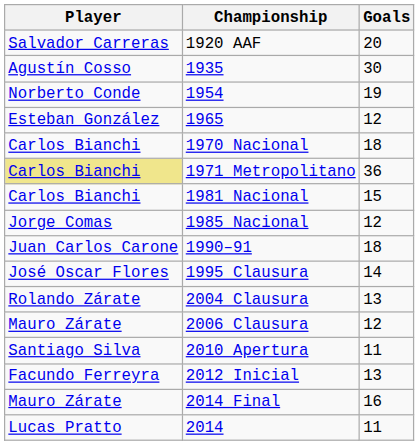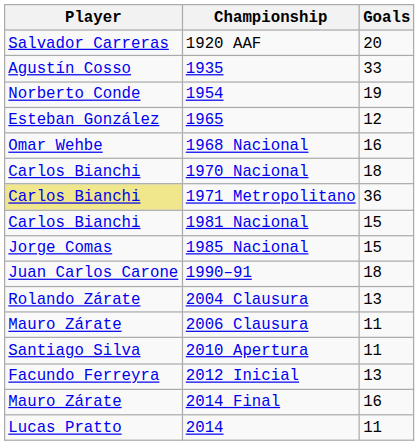(373, 69) 30 -> (373, 69) 33
+ row: (247, 146)
(373, 223) 12 -> (373, 248) 15
- row: (247, 274)
(373, 325) 12 -> (373, 325) 11
